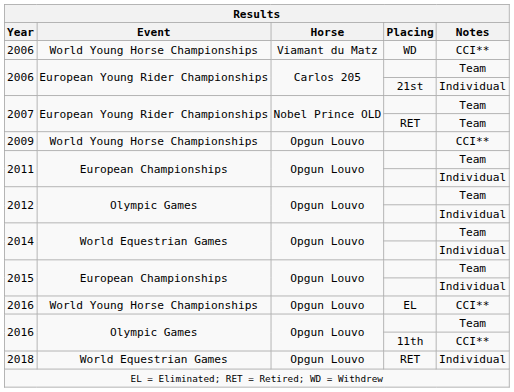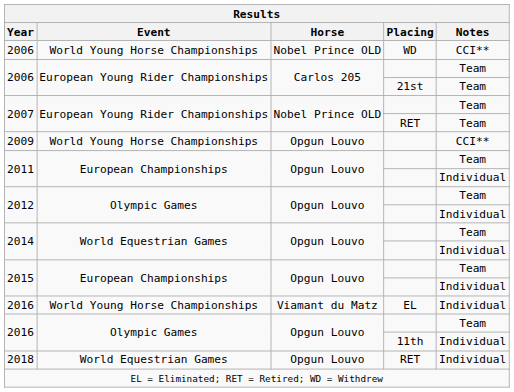(327, 50) Viamant du Matz -> (327, 50) Nobel Prince OLD
(473, 86) Individual -> (473, 86) Team
(327, 305) Opgun Louvo -> (327, 305) Viamant du Matz
(473, 305) CCI** -> (473, 305) Individual
(473, 342) CCI** -> (473, 342) Individual
